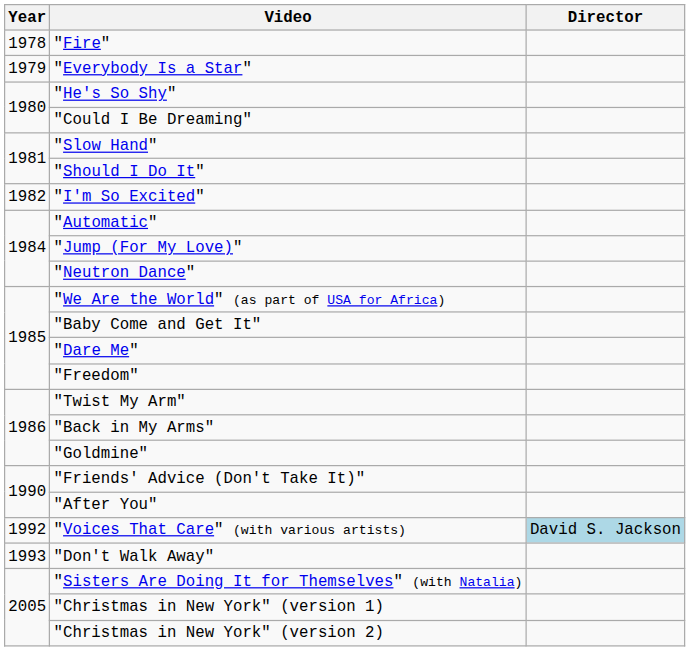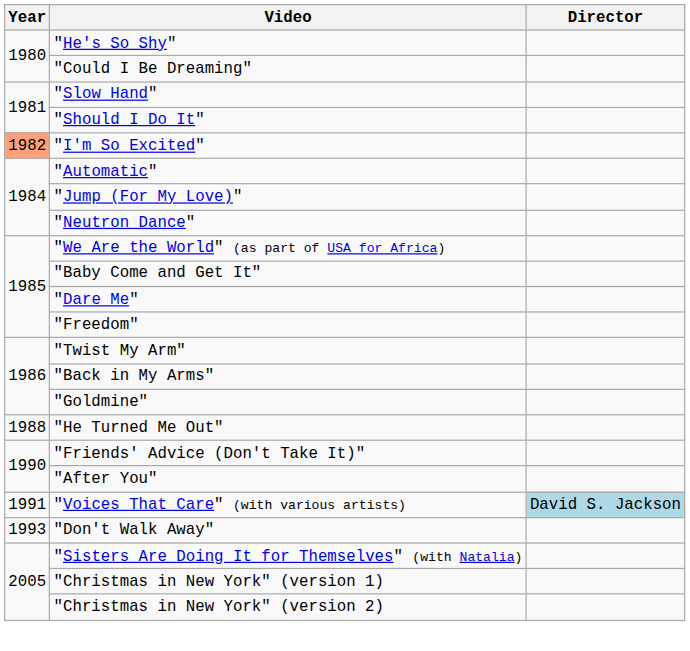- row: (82, 43)
- row: (153, 69)
(27, 197) no background -> (27, 146) lightsalmon background
+ row: (139, 428)
(27, 530) 1992 -> (27, 505) 1991
